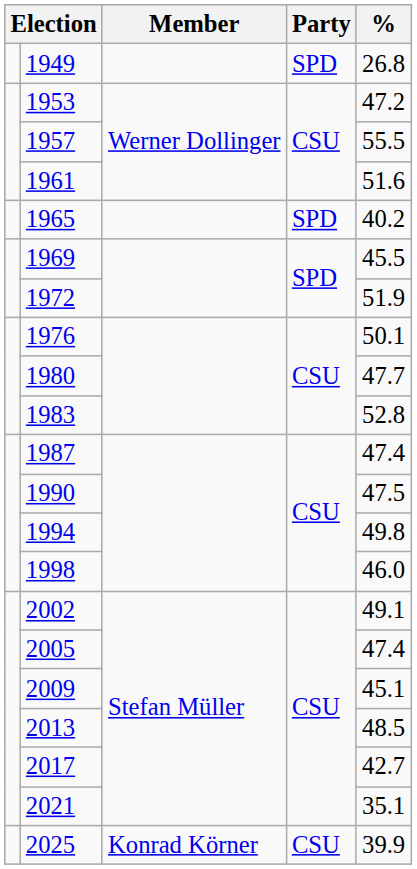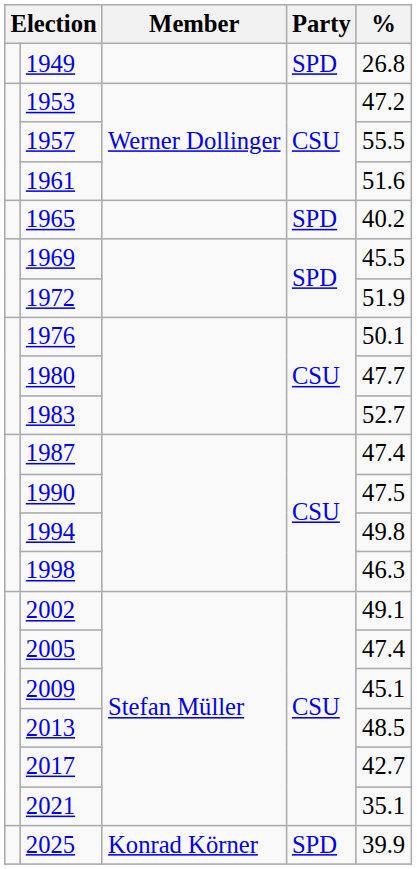(384, 414) 52.8 -> (384, 414) 52.7
(384, 571) 46.0 -> (384, 571) 46.3
(316, 844) CSU -> (314, 844) SPD
